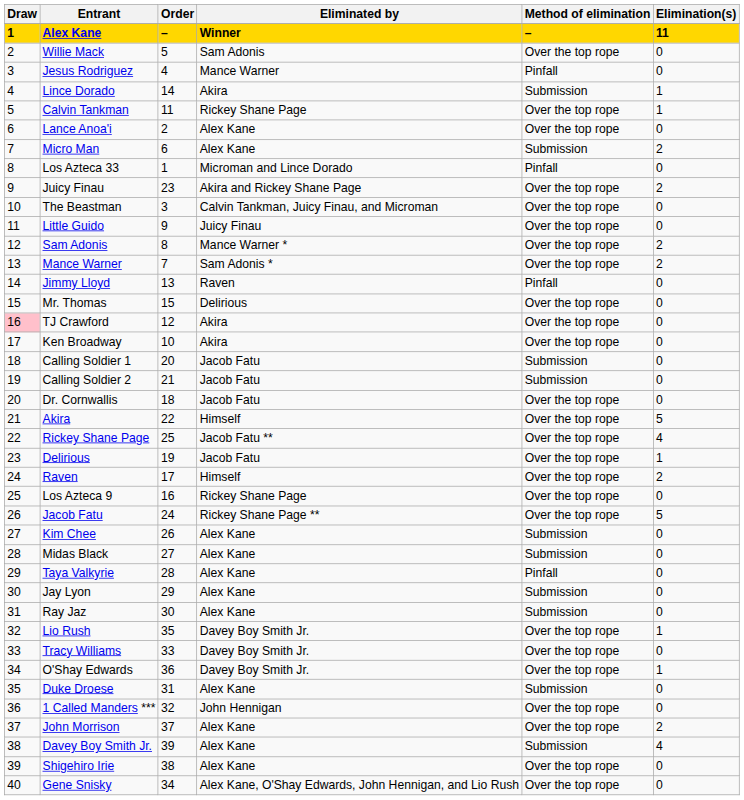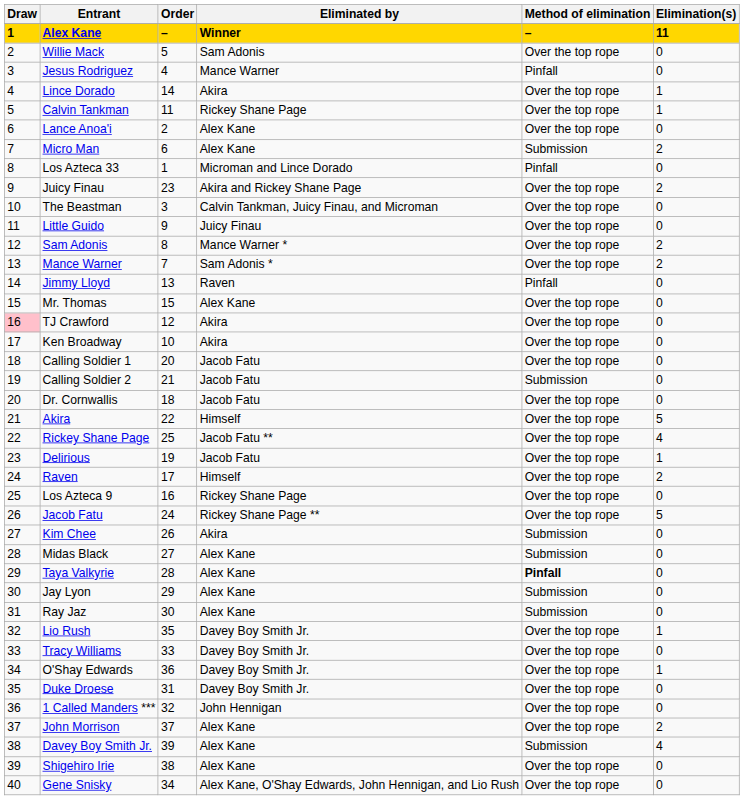(556, 91) Submission -> (572, 91) Over the top rope
(223, 303) Delirious -> (227, 303) Alex Kane
(556, 361) Submission -> (572, 361) Over the top rope
(227, 534) Alex Kane -> (214, 534) Akira
(541, 573) normal -> (543, 573) bold
(227, 689) Alex Kane -> (254, 689) Davey Boy Smith Jr.
(556, 689) Submission -> (572, 689) Over the top rope
